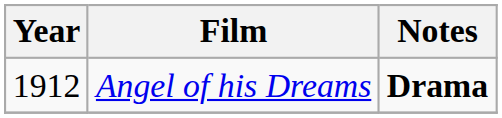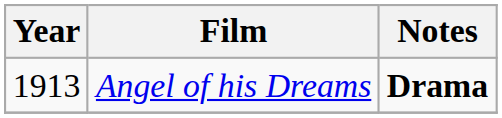(47, 84) 1912 -> (47, 84) 1913
